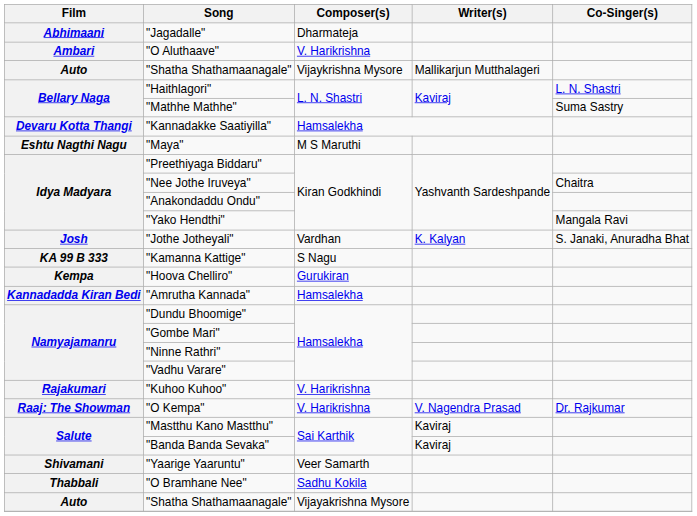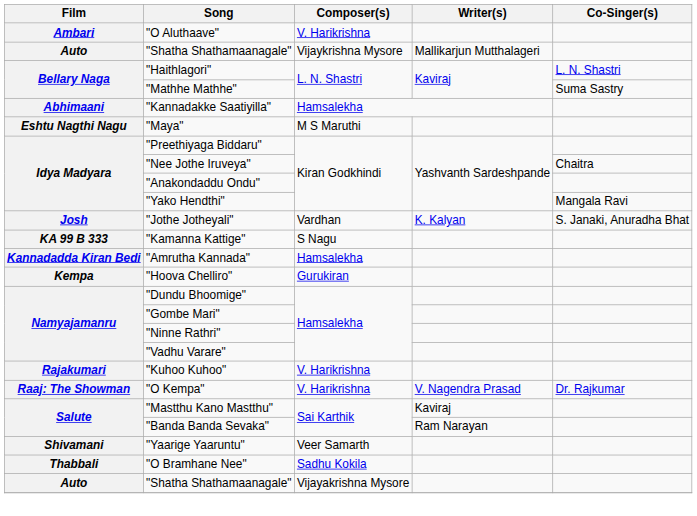- row: (176, 32)
(74, 126) Devaru Kotta Thangi -> (74, 107) Abhimaani
rows swapped: (198, 295) <-> (189, 276)
(433, 445) Kaviraj -> (451, 426) Ram Narayan
